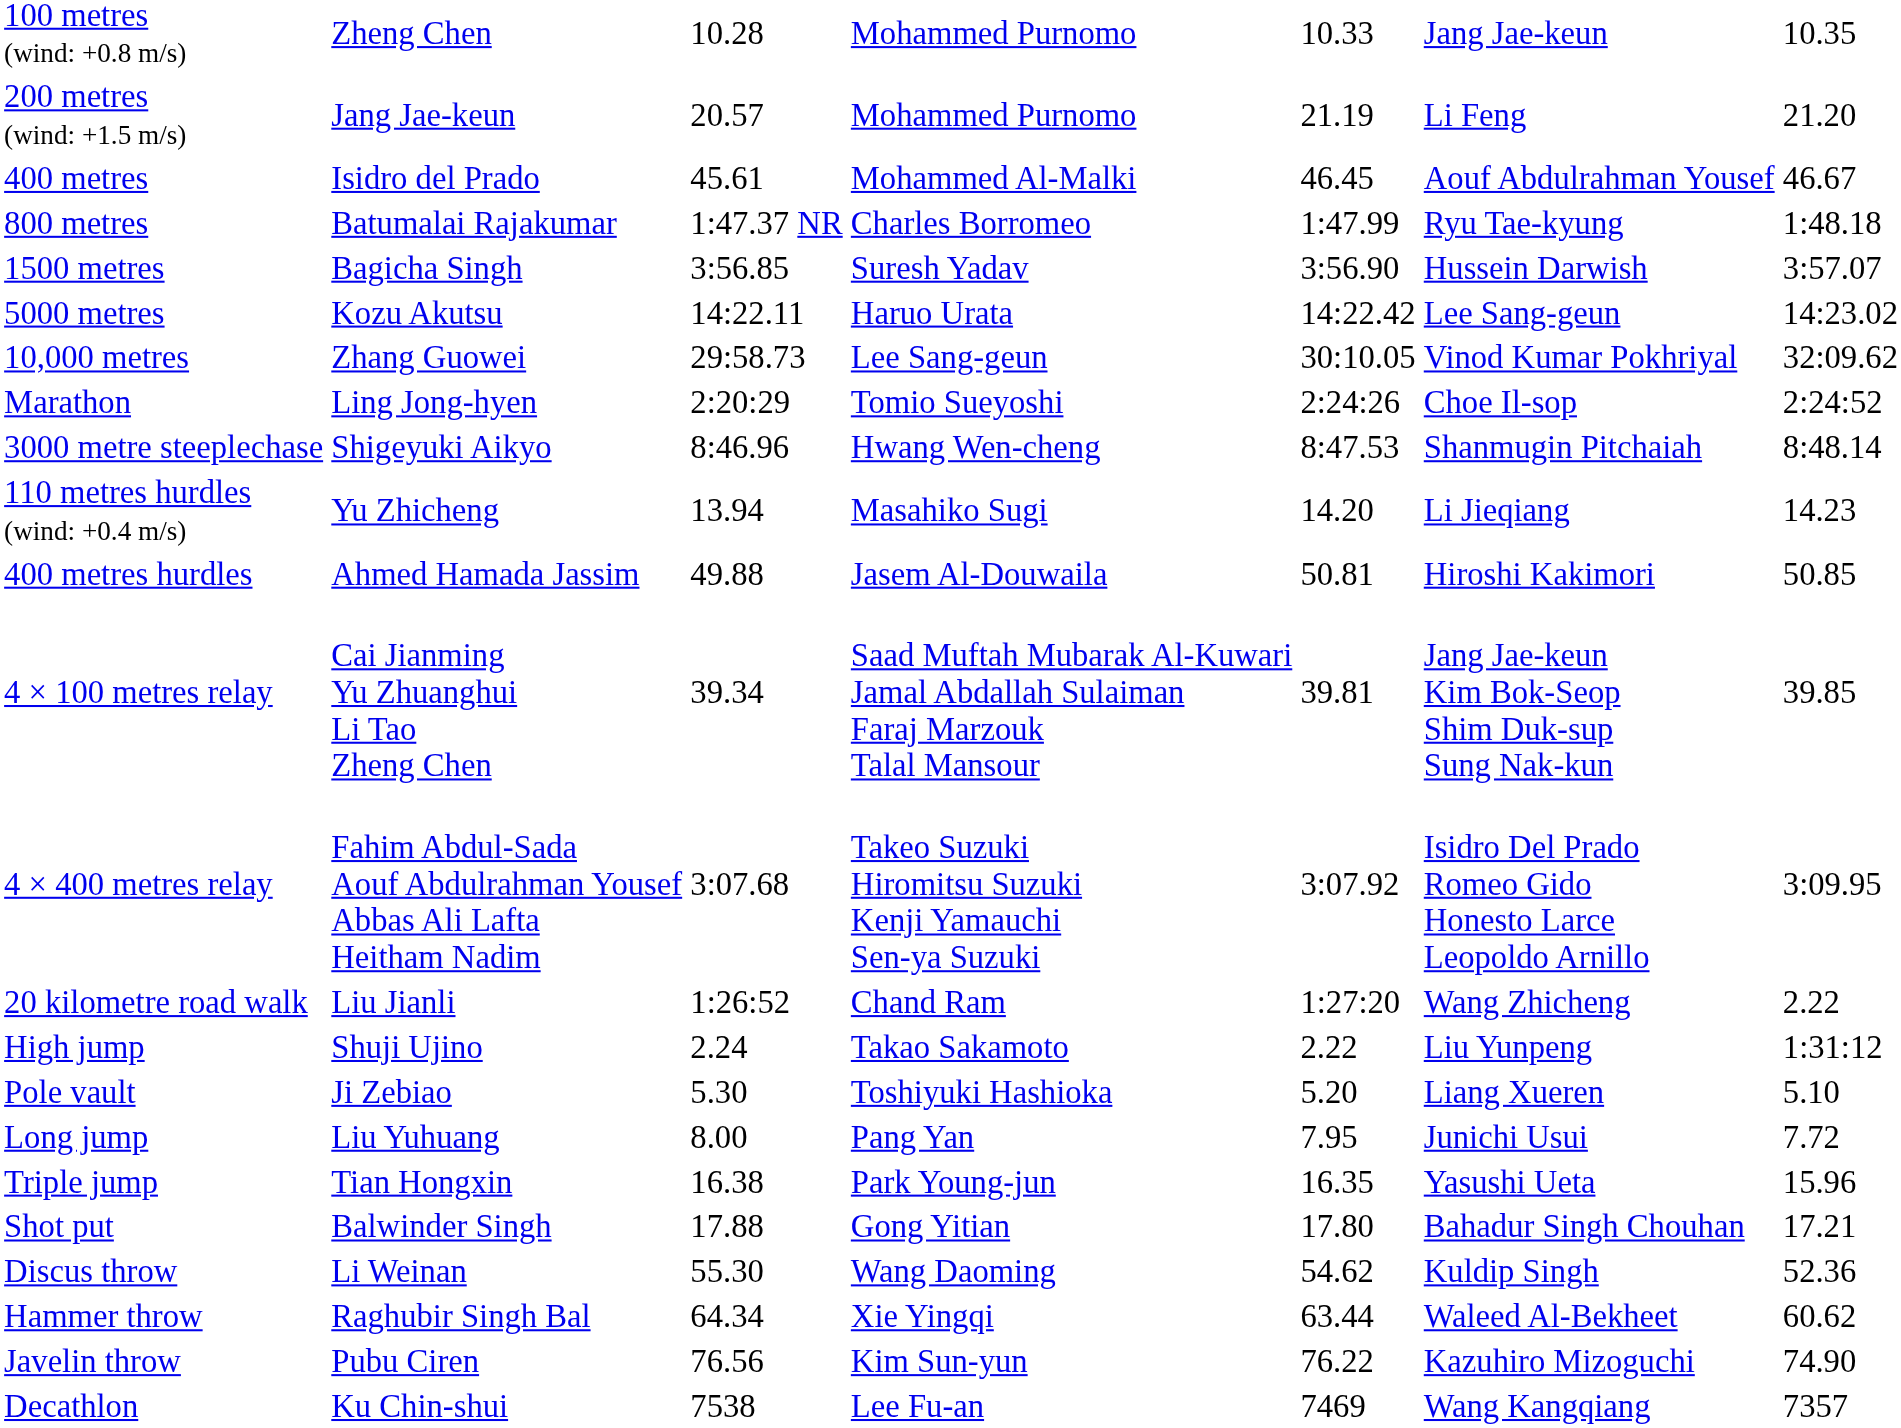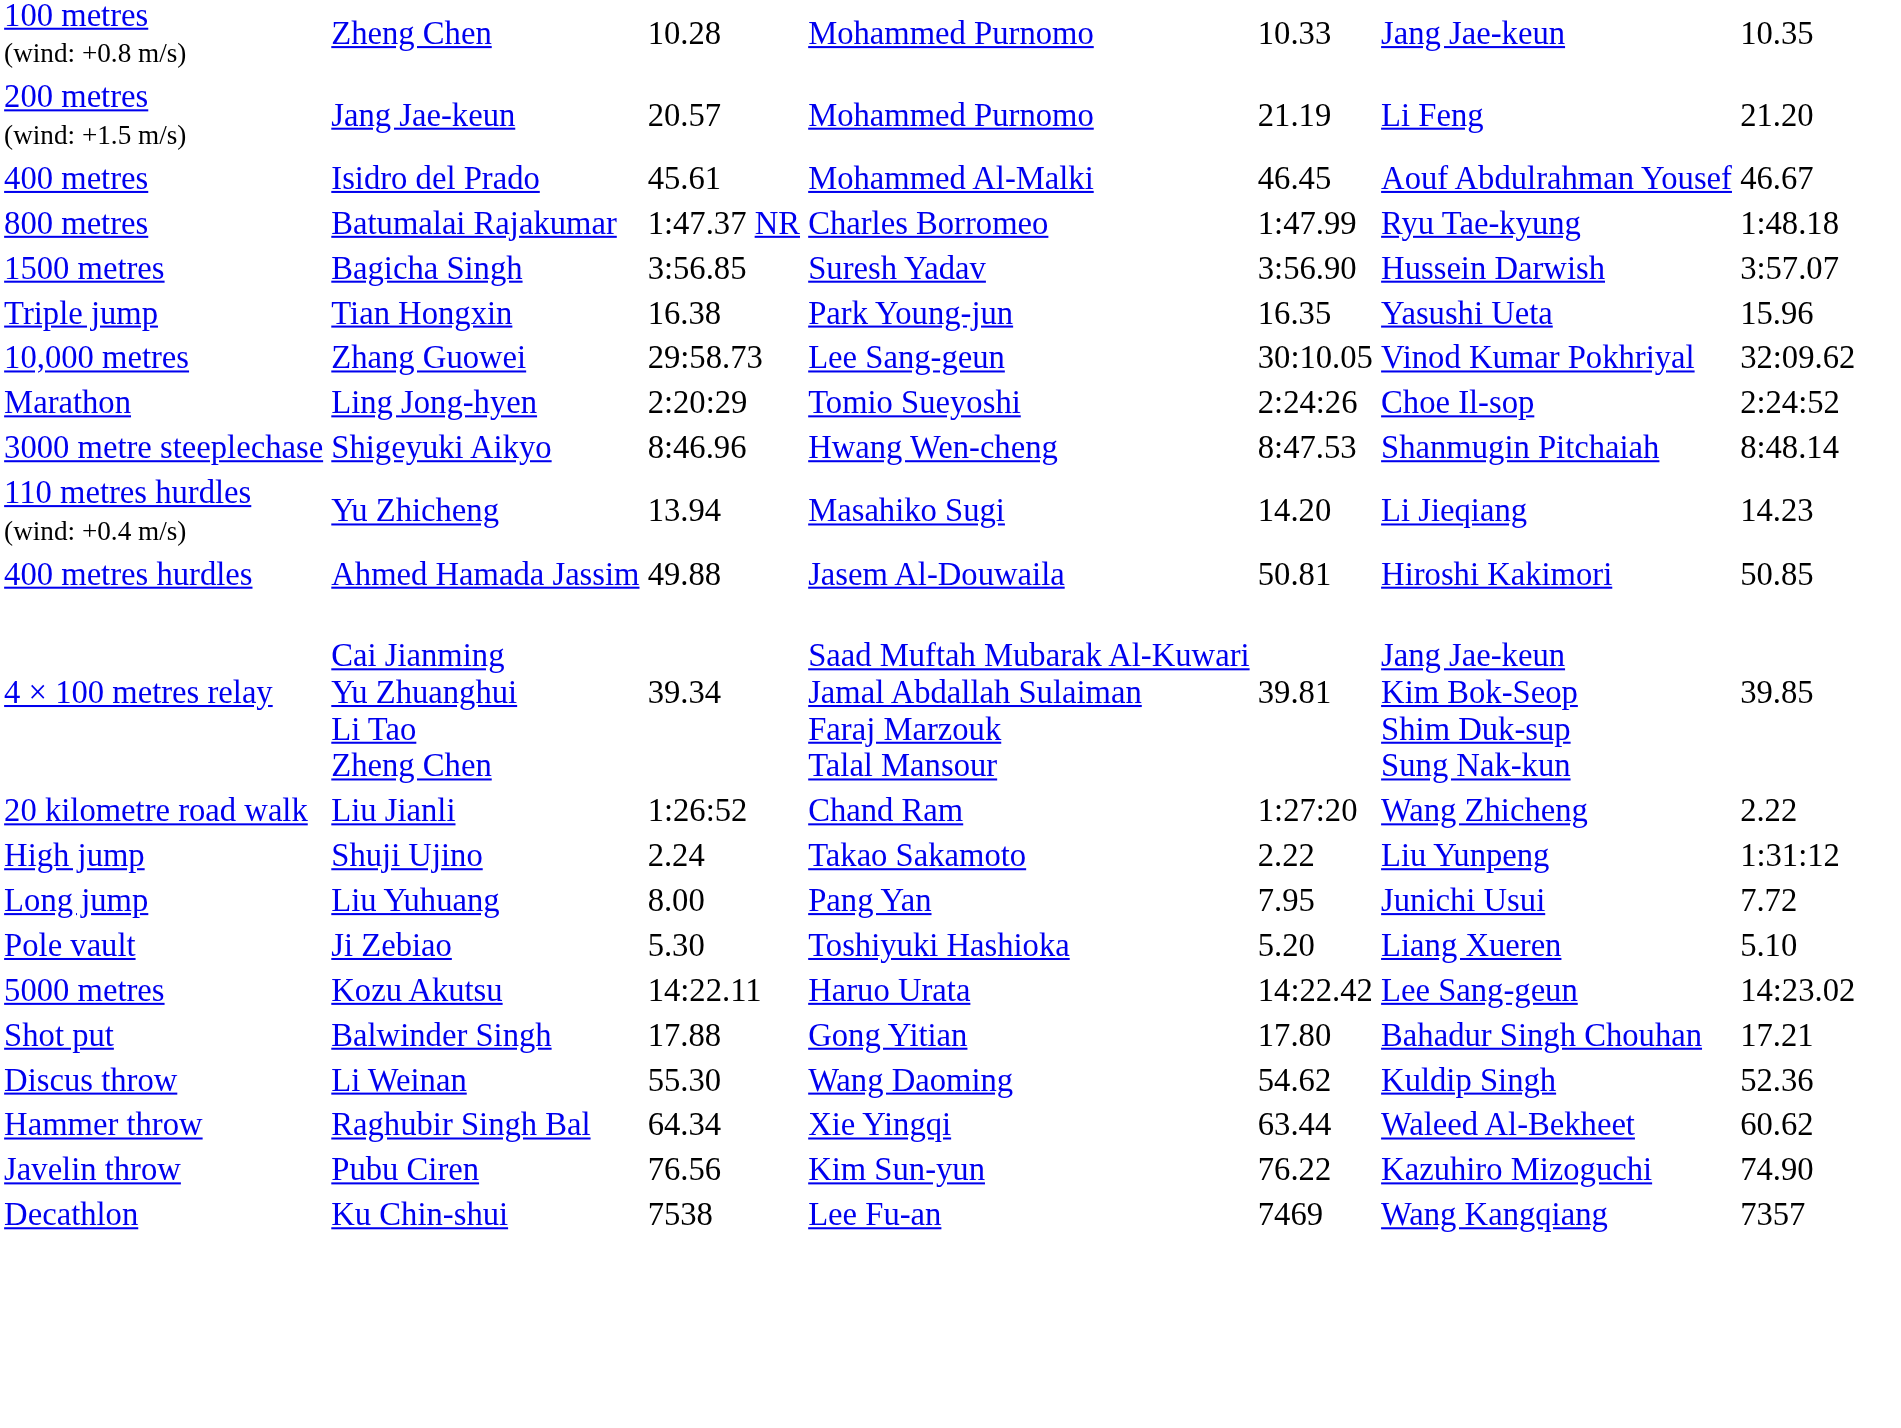rows swapped: (84, 312) <-> (81, 1181)
- row: (138, 883)
rows swapped: (70, 1092) <-> (76, 1136)
